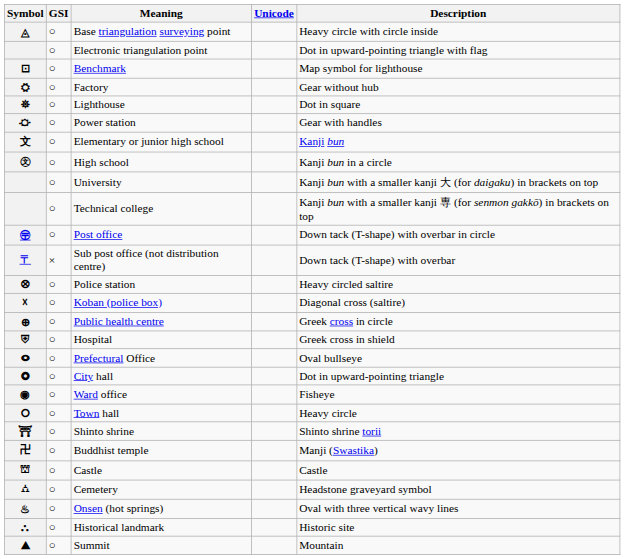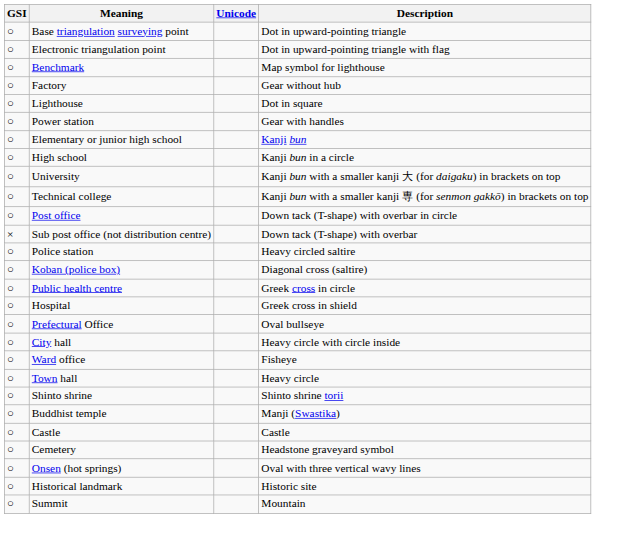- column: (25, 13)
(369, 31) Heavy circle with circle inside -> (334, 31) Dot in upward-pointing triangle
(372, 376) Dot in upward-pointing triangle -> (331, 342) Heavy circle with circle inside
